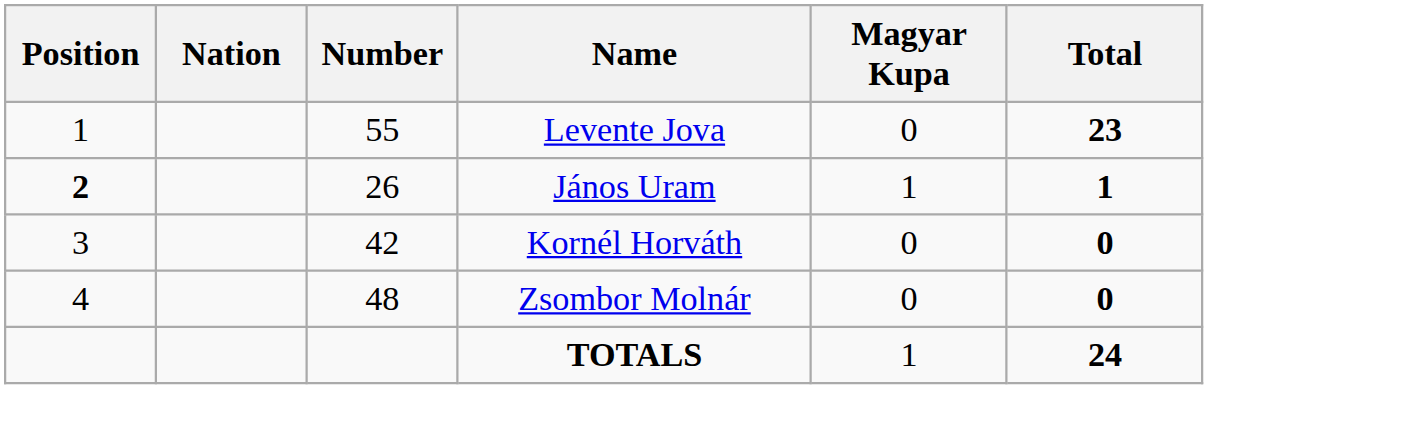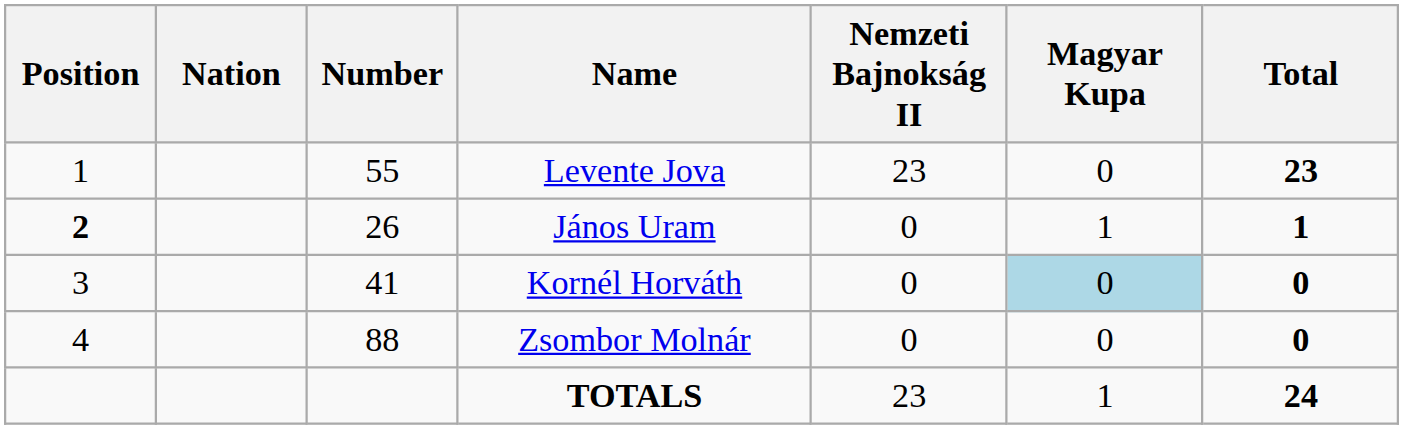+ column: (909, 73)
(382, 242) 42 -> (382, 283) 41
(909, 242) no background -> (1105, 283) lightblue background
(382, 298) 48 -> (382, 339) 88
